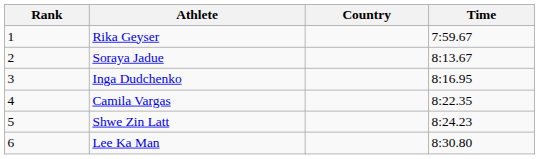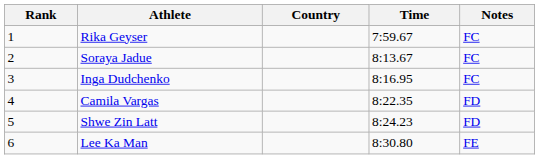+ column: (497, 15)
